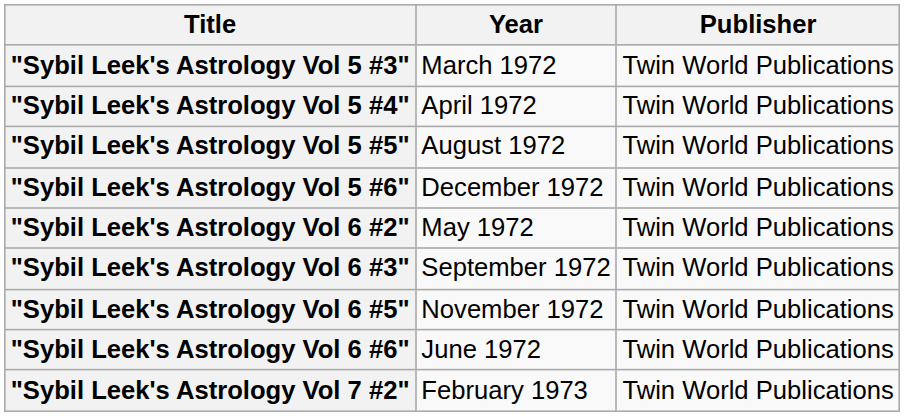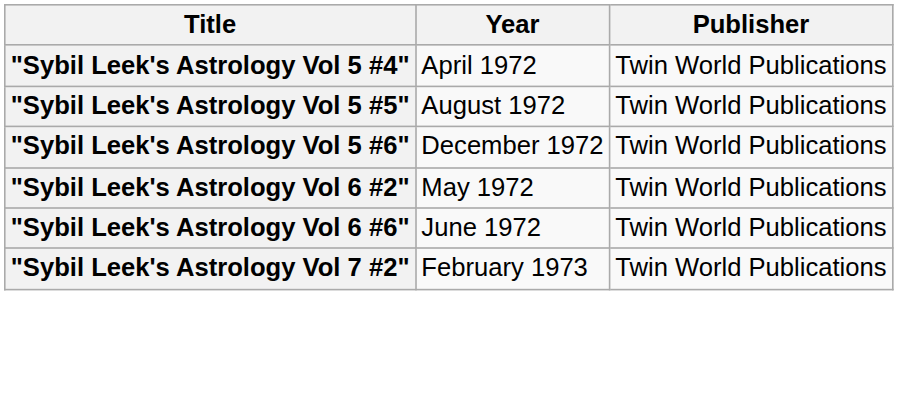- row: (210, 65)
- row: (210, 268)
- row: (210, 308)
